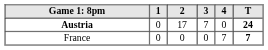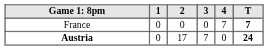rows swapped: (77, 24) <-> (77, 38)
